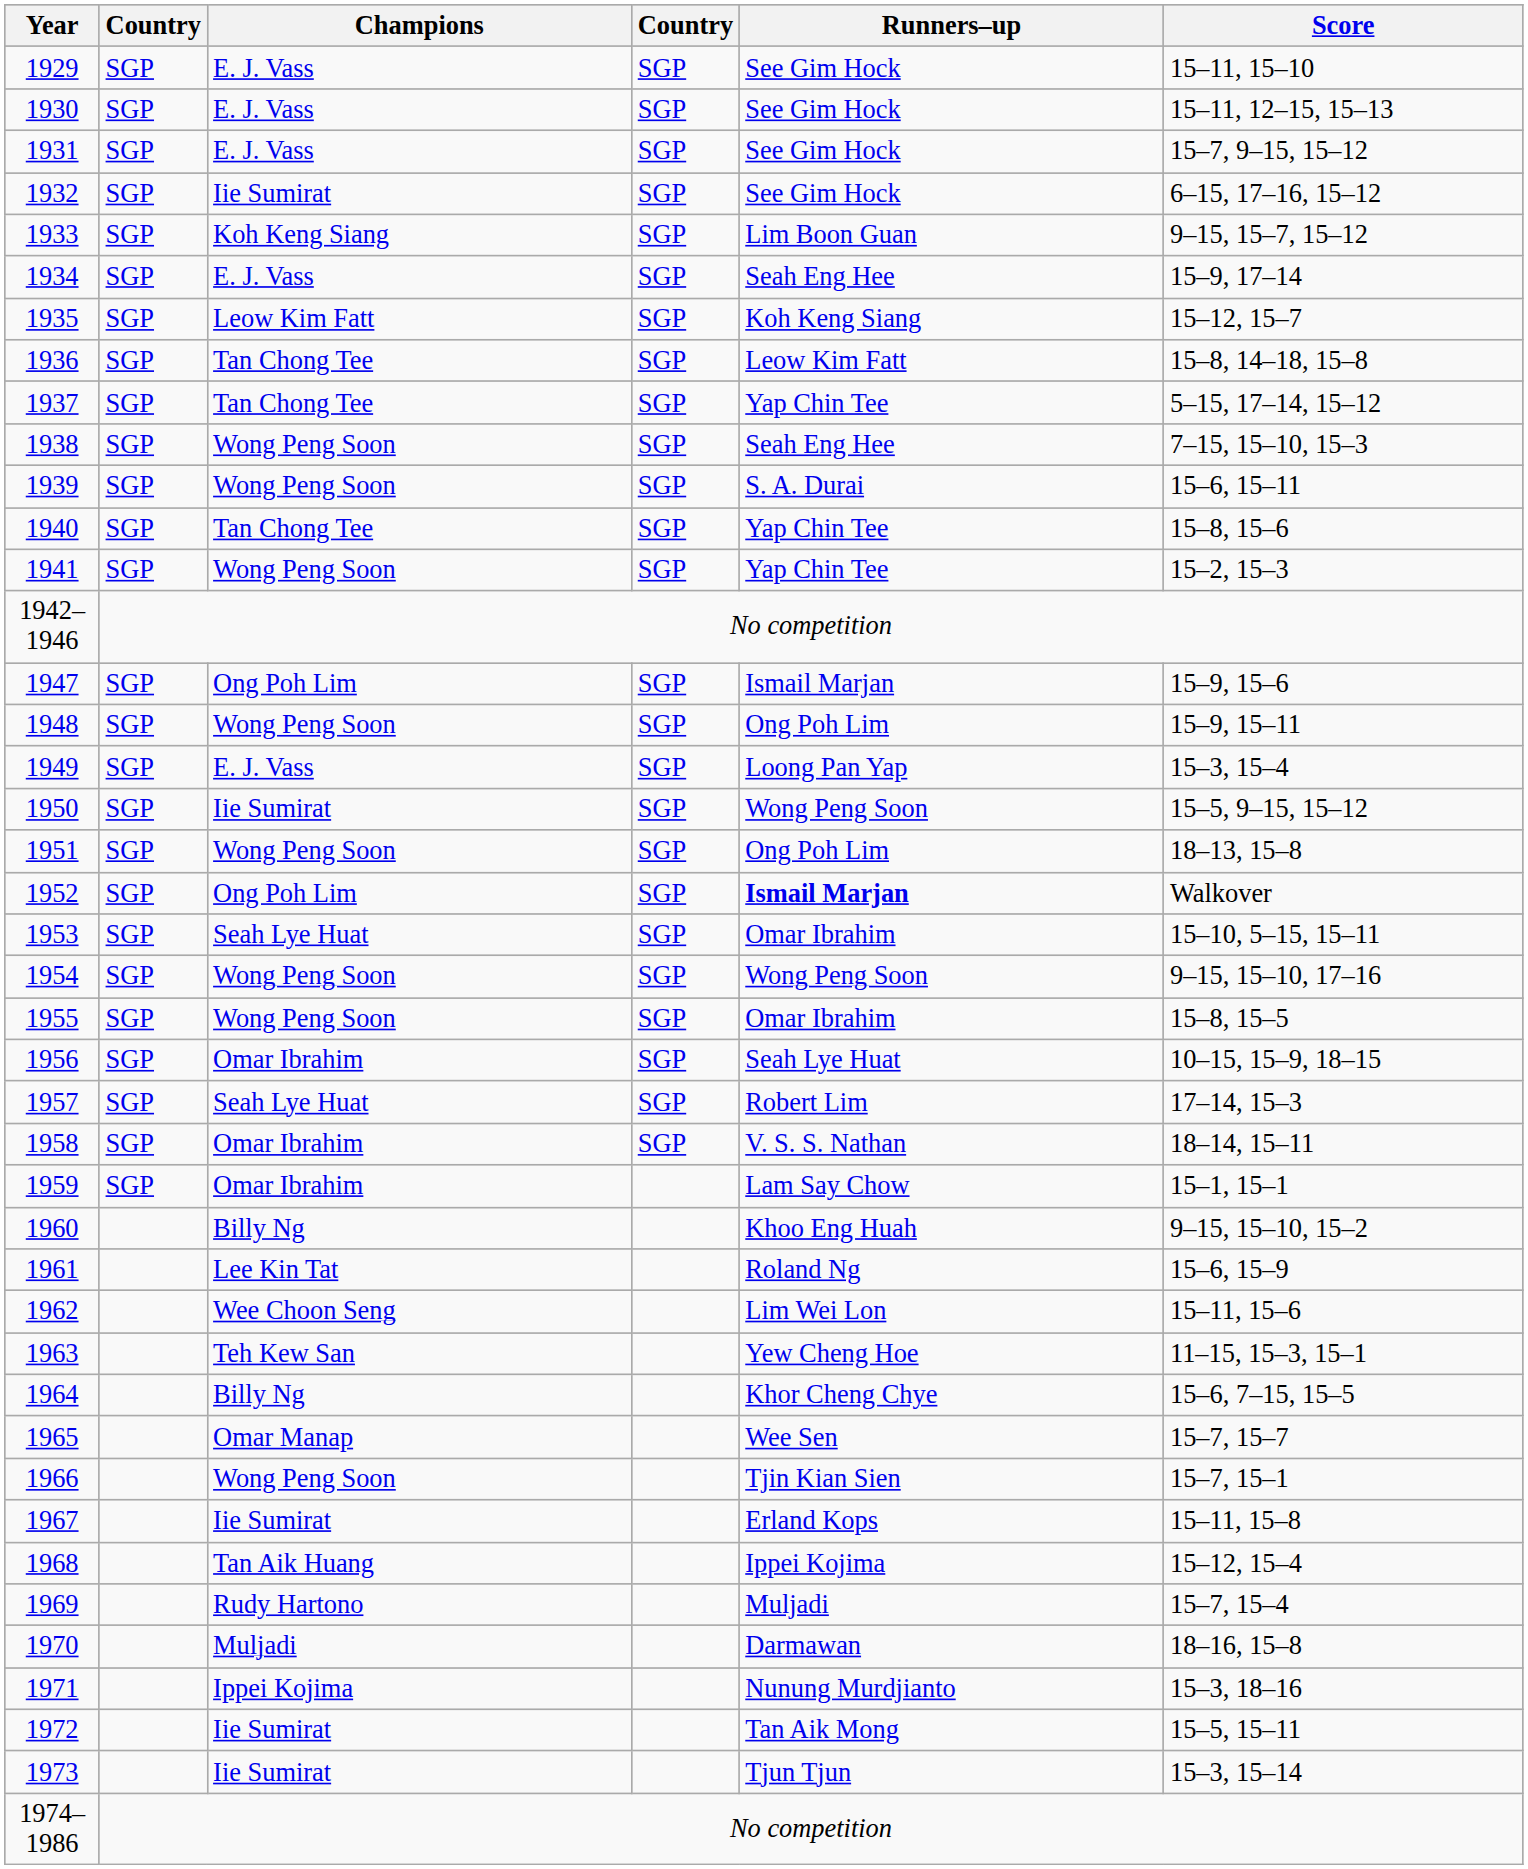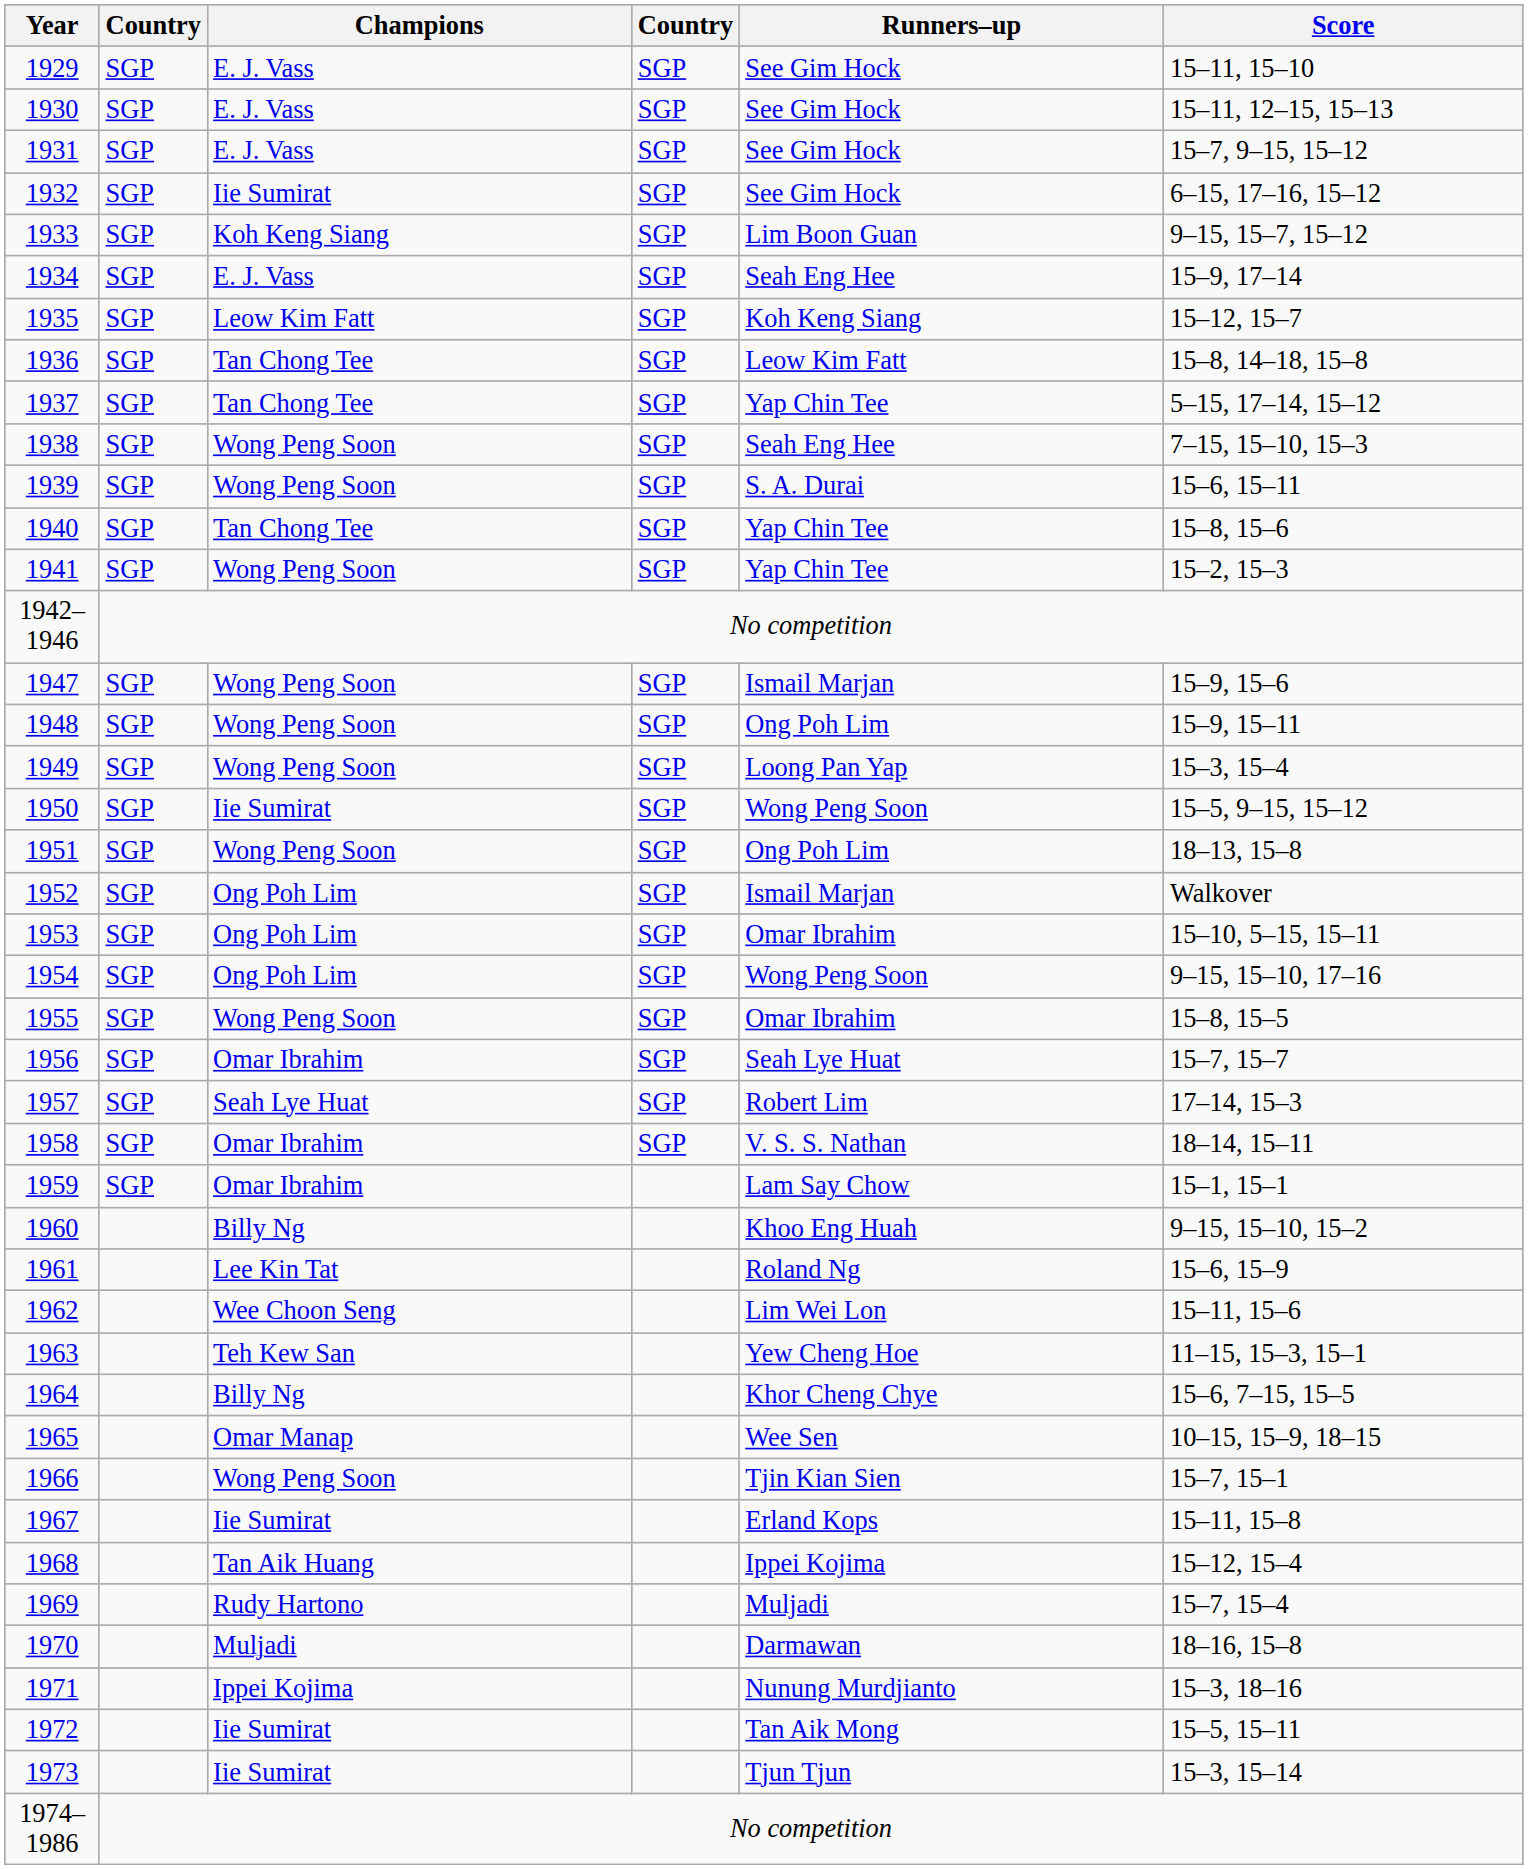(285, 683) Ong Poh Lim -> (304, 683) Wong Peng Soon
(263, 766) E. J. Vass -> (304, 766) Wong Peng Soon
(827, 892) bold -> (820, 892) normal
(291, 934) Seah Lye Huat -> (285, 934) Ong Poh Lim
(304, 976) Wong Peng Soon -> (285, 976) Ong Poh Lim
(1276, 1059) 10–15, 15–9, 18–15 -> (1229, 1059) 15–7, 15–7
(1229, 1436) 15–7, 15–7 -> (1276, 1436) 10–15, 15–9, 18–15
